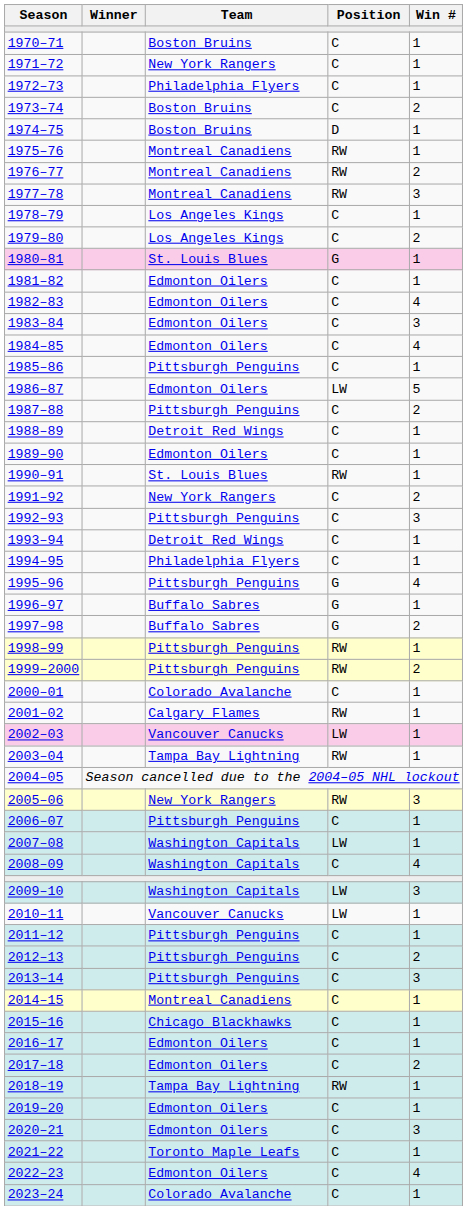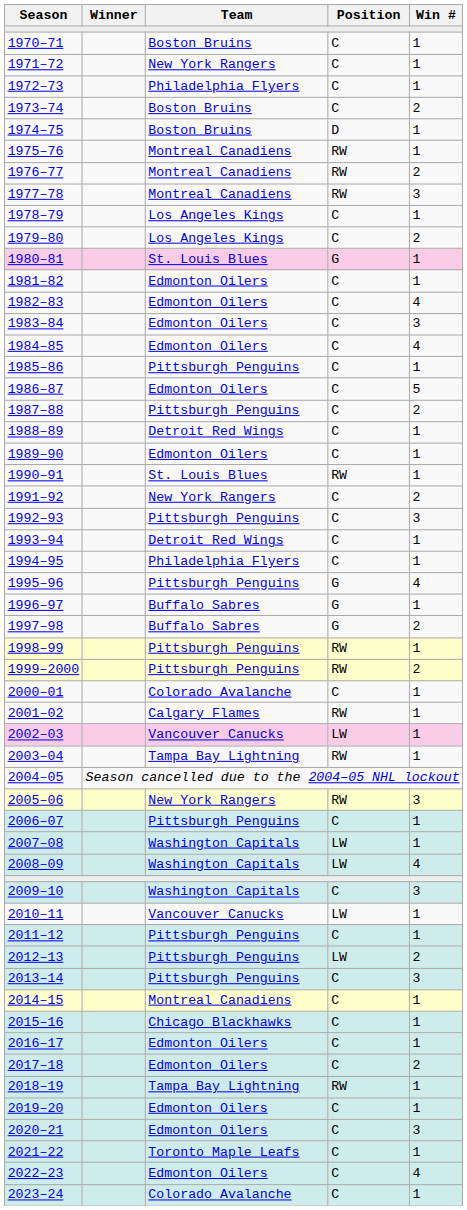(339, 389) LW -> (335, 389) C
(335, 864) C -> (339, 864) LW
(339, 892) LW -> (335, 892) C
(335, 957) C -> (339, 957) LW
